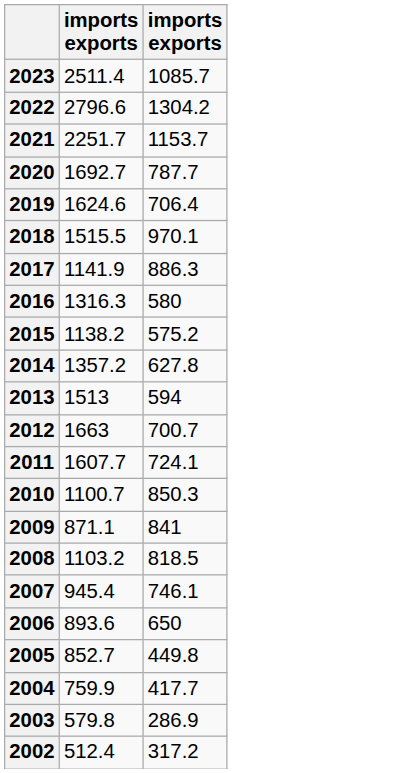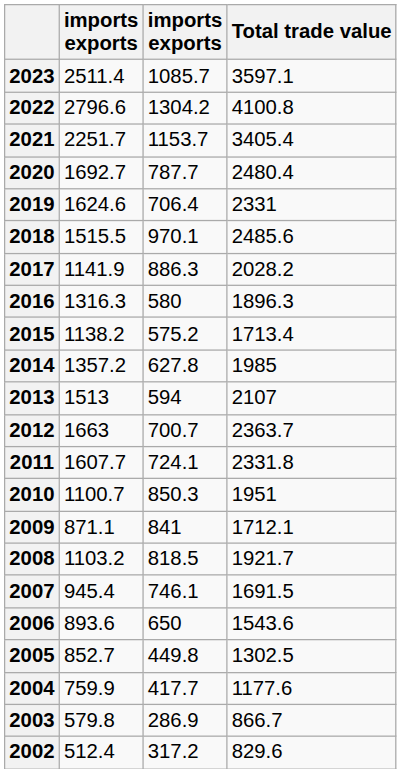+ column: (312, 32)
